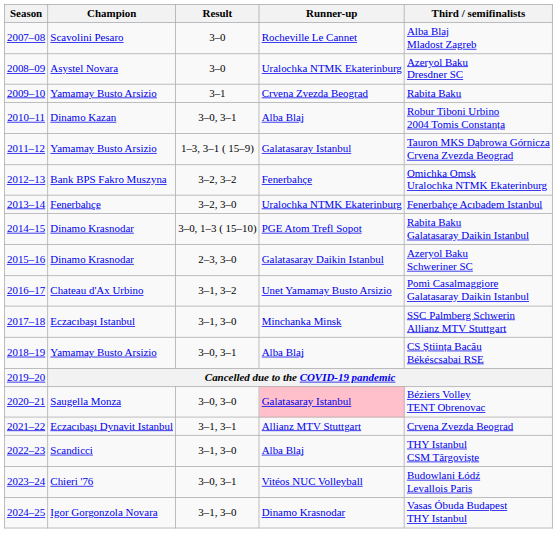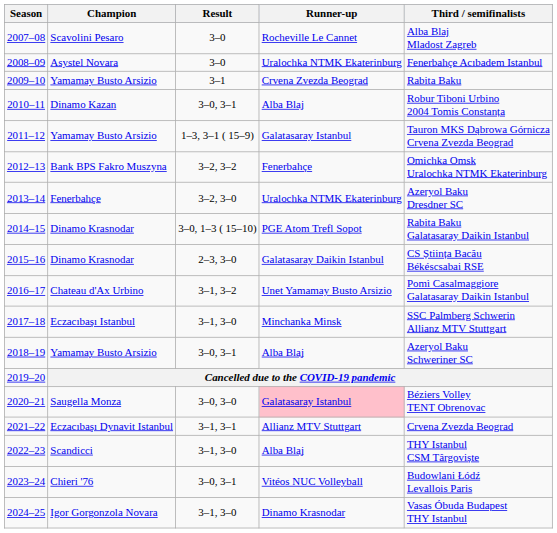(437, 69) Azeryol Baku Dresdner SC -> (475, 62) Fenerbahçe Acıbadem Istanbul
(475, 204) Fenerbahçe Acıbadem Istanbul -> (437, 198) Azeryol Baku Dresdner SC
(440, 260) Azeryol Baku Schweriner SC -> (445, 260) CS Știința Bacău Békéscsabai RSE
(445, 353) CS Știința Bacău Békéscsabai RSE -> (440, 353) Azeryol Baku Schweriner SC
